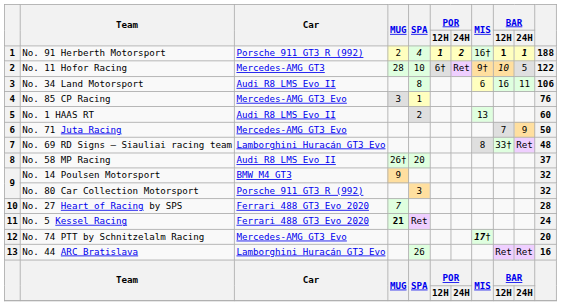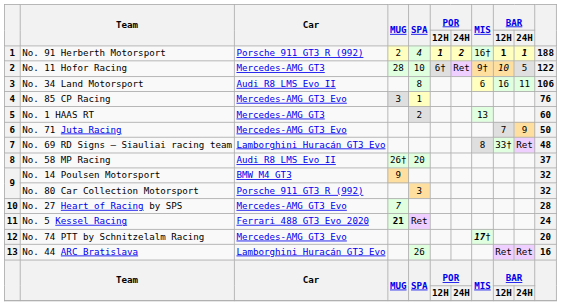(286, 115) Audi R8 LMS Evo II -> (281, 115) Mercedes-AMG GT3
(303, 206) Ferrari 488 GT3 Evo 2020 -> (292, 206) Mercedes-AMG GT3 Evo
